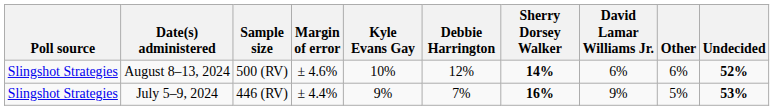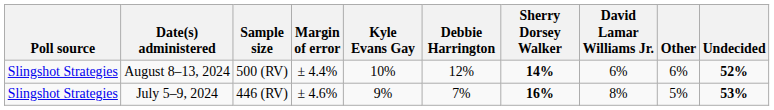(317, 71) ± 4.6% -> (317, 71) ± 4.4%
(317, 94) ± 4.4% -> (317, 94) ± 4.6%
(618, 94) 9% -> (618, 94) 8%
